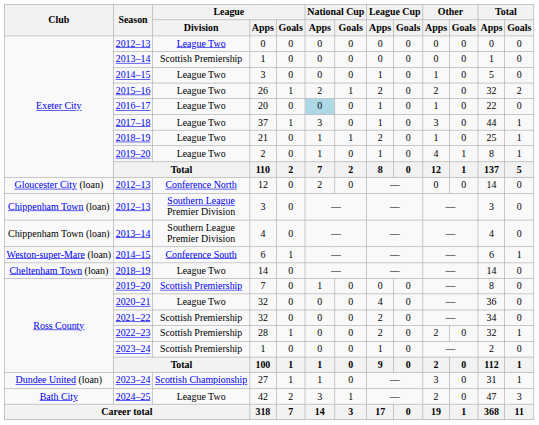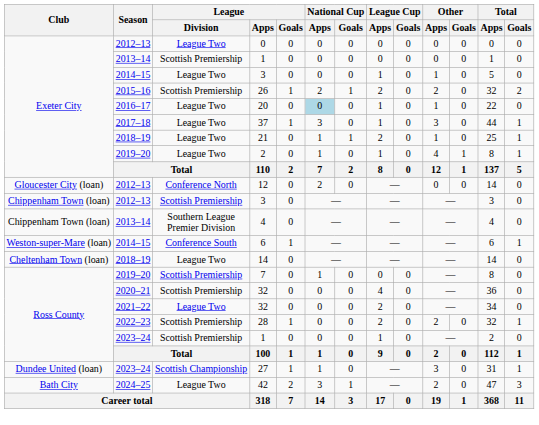(201, 91) League Two -> (201, 91) Scottish Premiership
(201, 206) Southern League Premier Division -> (201, 201) Scottish Premiership
(201, 302) League Two -> (201, 290) Scottish Premiership
(201, 317) Scottish Premiership -> (201, 306) League Two
